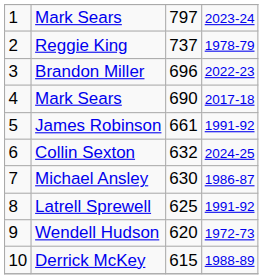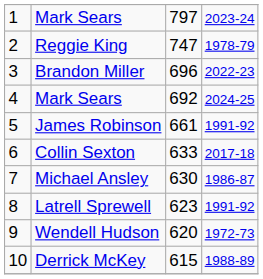(183, 44) 737 -> (183, 44) 747
(183, 98) 690 -> (183, 98) 692
(230, 99) 2017-18 -> (230, 99) 2024-25
(183, 152) 632 -> (183, 152) 633
(230, 152) 2024-25 -> (230, 152) 2017-18
(183, 206) 625 -> (183, 206) 623
